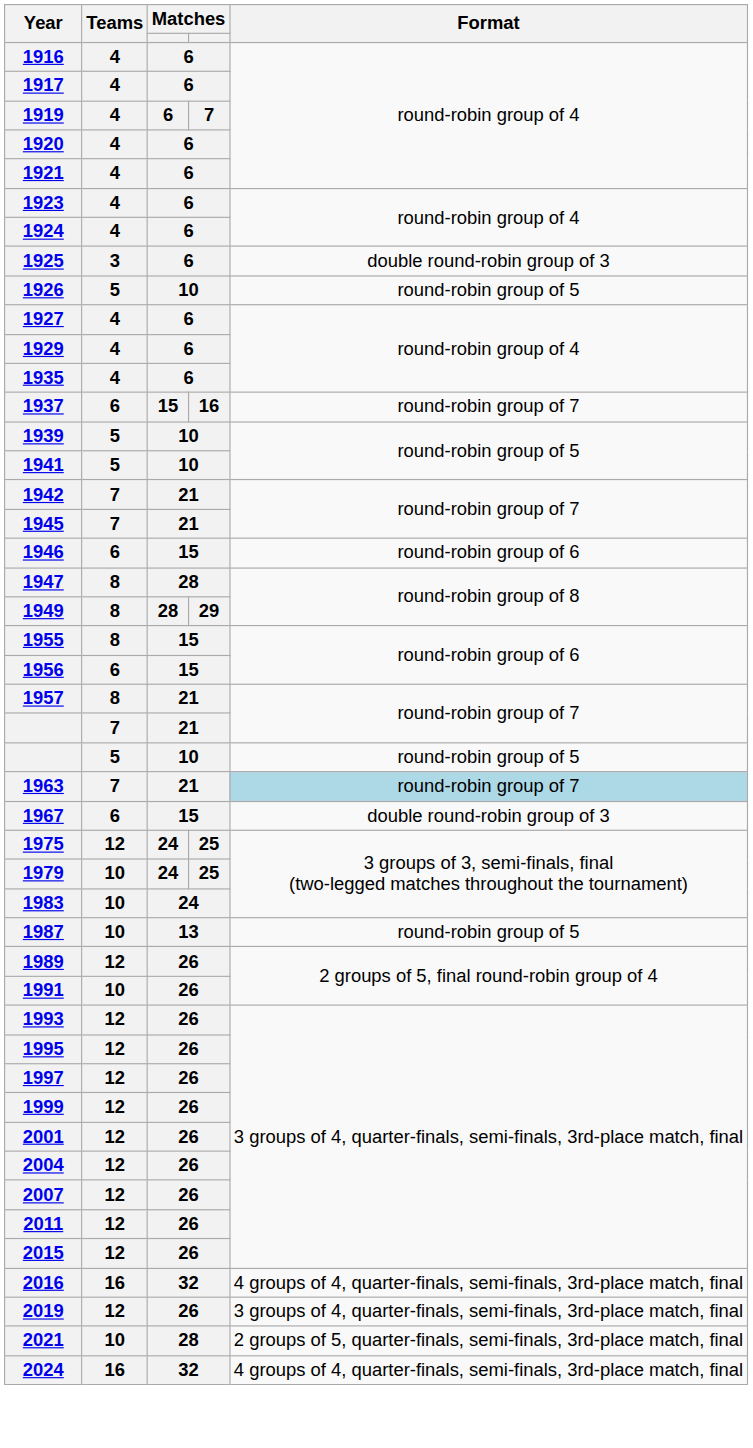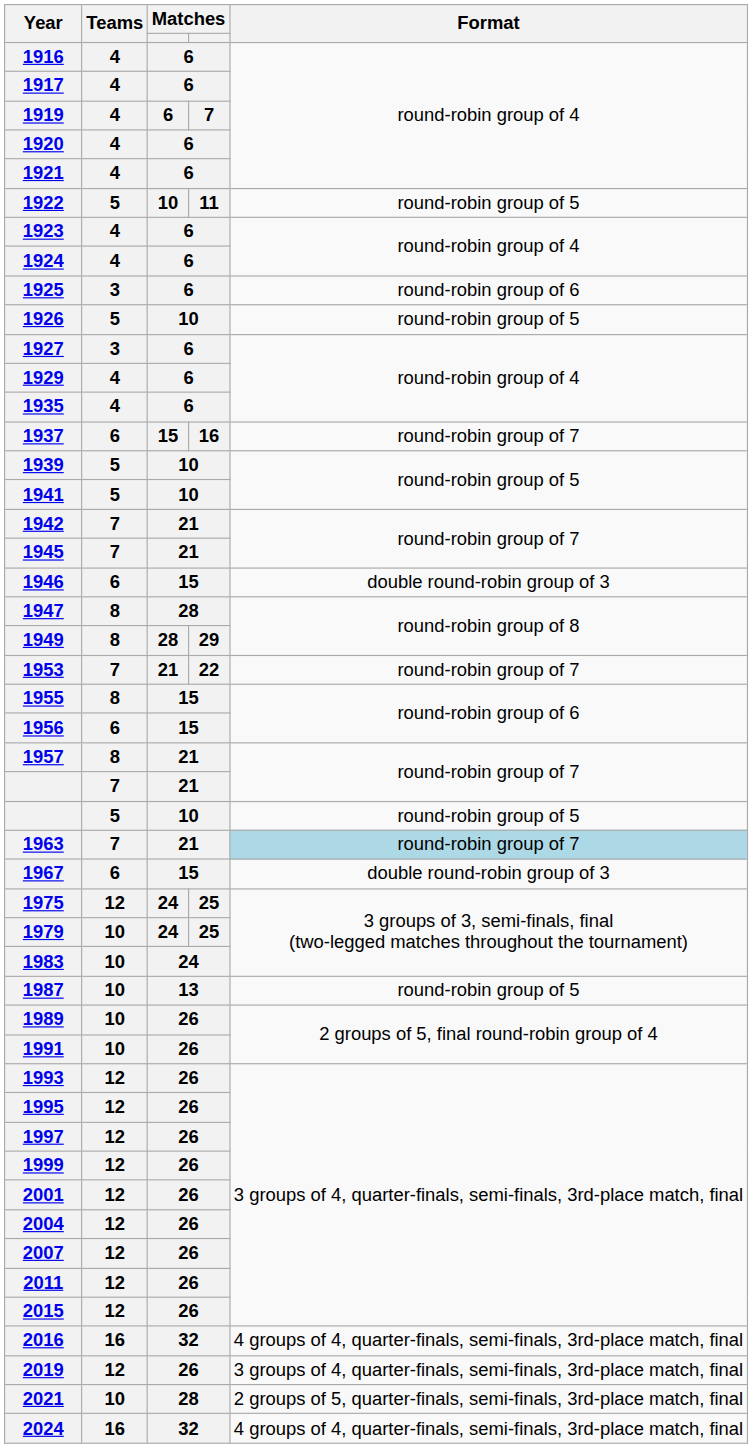+ row: (43, 202)
(488, 261) double round-robin group of 3 -> (488, 290) round-robin group of 6
(115, 319) 4 -> (115, 348) 3
(488, 552) round-robin group of 6 -> (488, 582) double round-robin group of 3
+ row: (43, 669)
(115, 961) 12 -> (115, 1019) 10
